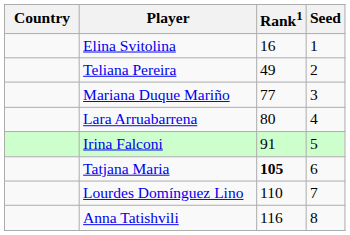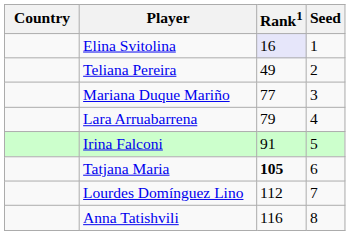(268, 45) no background -> (268, 45) lavender background
(268, 119) 80 -> (268, 119) 79
(271, 193) 110 -> (271, 193) 112
